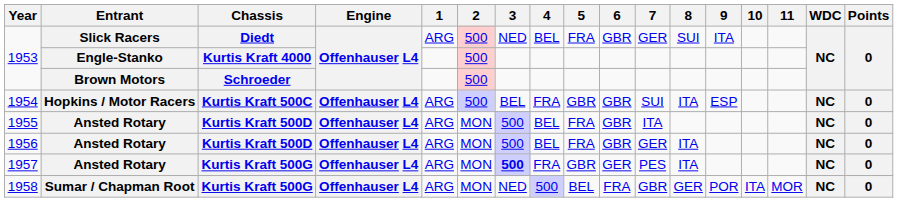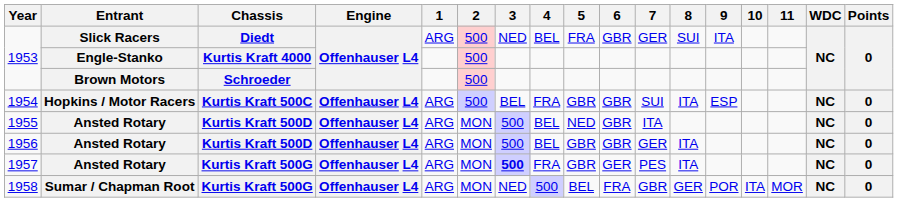(581, 122) FRA -> (581, 122) NED
(581, 144) FRA -> (581, 144) GBR
